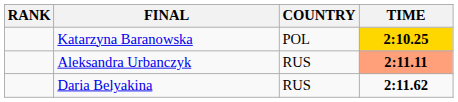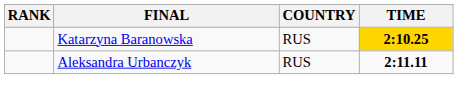(296, 39) POL -> (297, 39) RUS
(406, 62) lightsalmon background -> (406, 62) no background
- row: (105, 85)
